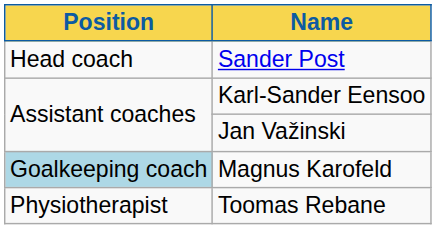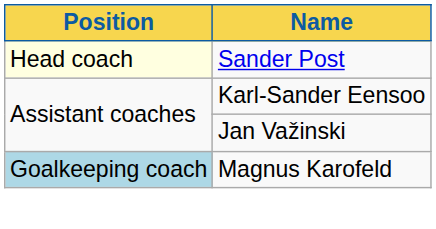(72, 59) no background -> (72, 59) lightyellow background
- row: (302, 205)
